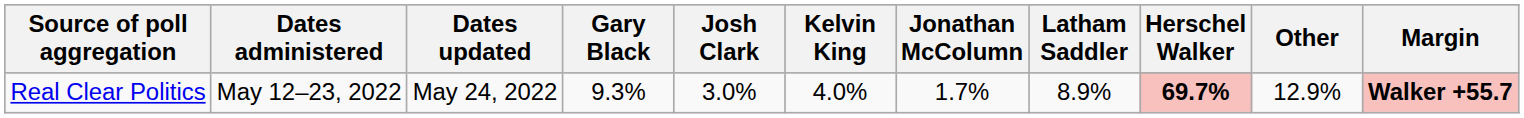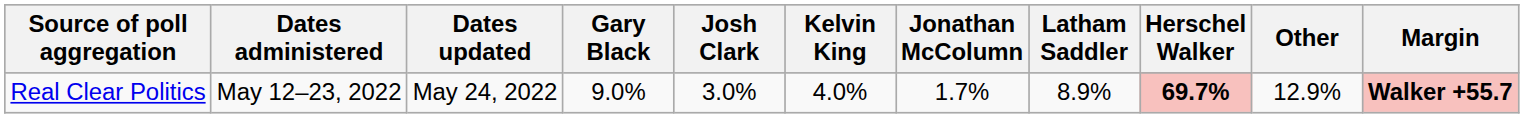(618, 92) 9.3% -> (618, 92) 9.0%
